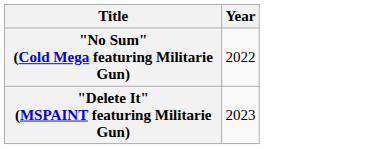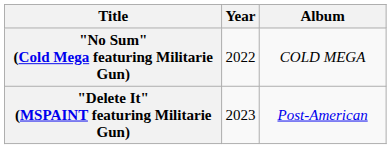+ column: (323, 16)
